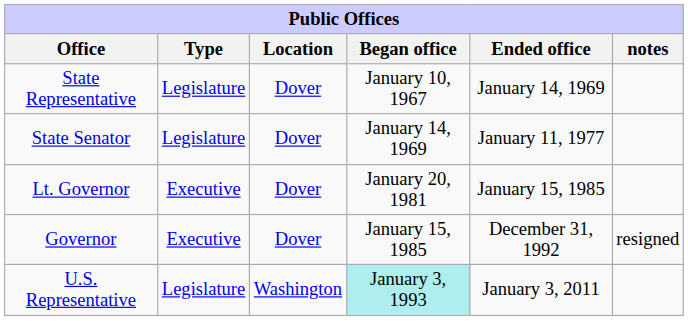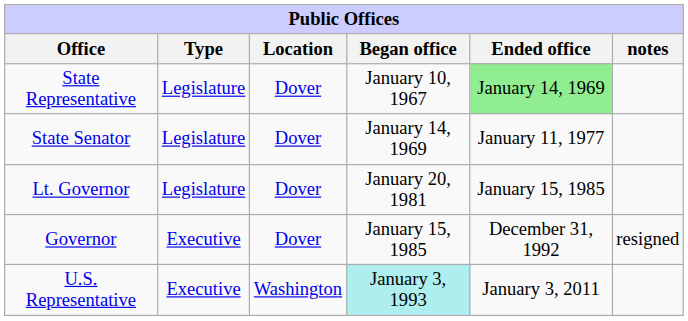(541, 88) no background -> (541, 88) lightgreen background
(204, 189) Executive -> (204, 189) Legislature
(204, 289) Legislature -> (204, 289) Executive
